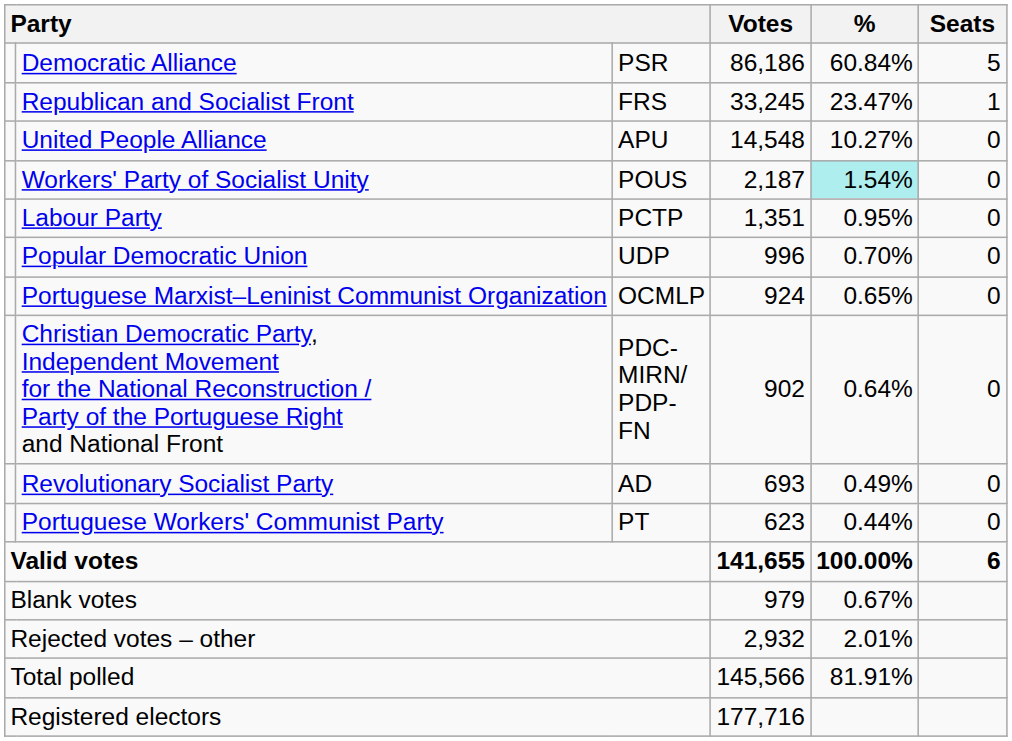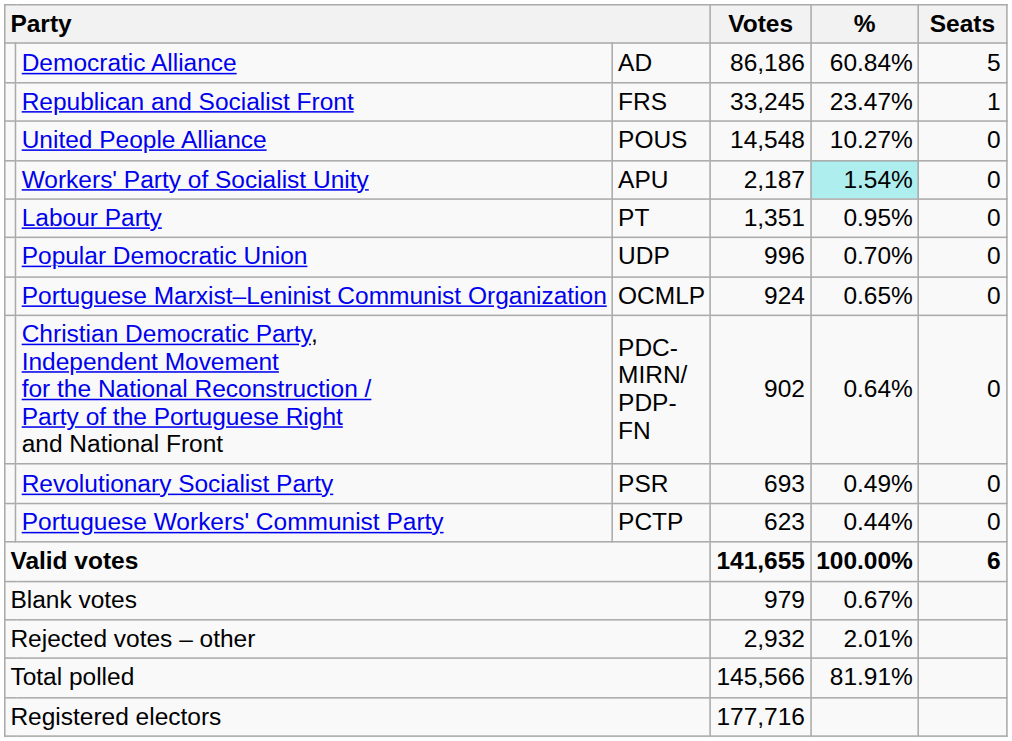(643, 62) PSR -> (635, 62) AD
(643, 140) APU -> (653, 140) POUS
(653, 179) POUS -> (643, 179) APU
(651, 218) PCTP -> (634, 218) PT
(635, 483) AD -> (643, 483) PSR
(634, 522) PT -> (651, 522) PCTP
